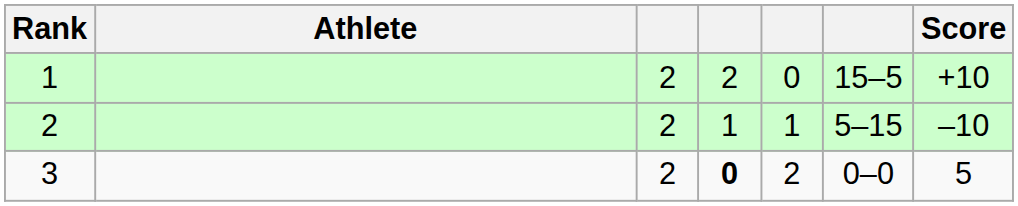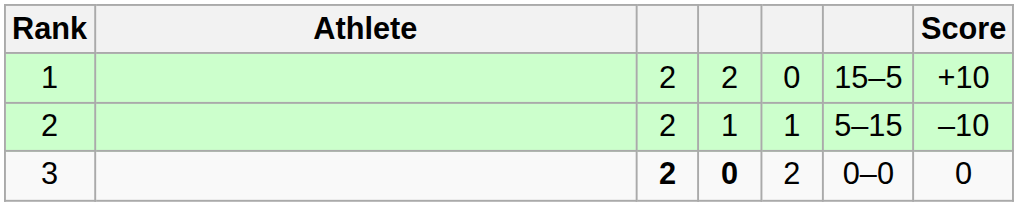(667, 175) normal -> (667, 175) bold
(964, 175) 5 -> (964, 175) 0
